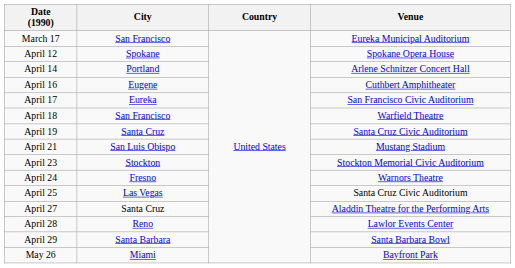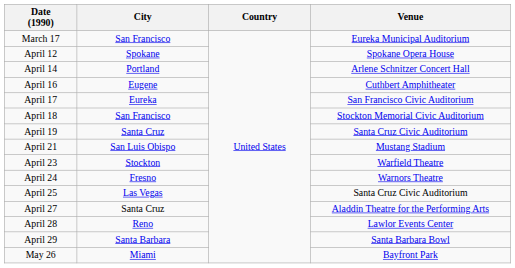(410, 116) Warfield Theatre -> (410, 116) Stockton Memorial Civic Auditorium
(410, 162) Stockton Memorial Civic Auditorium -> (410, 162) Warfield Theatre
